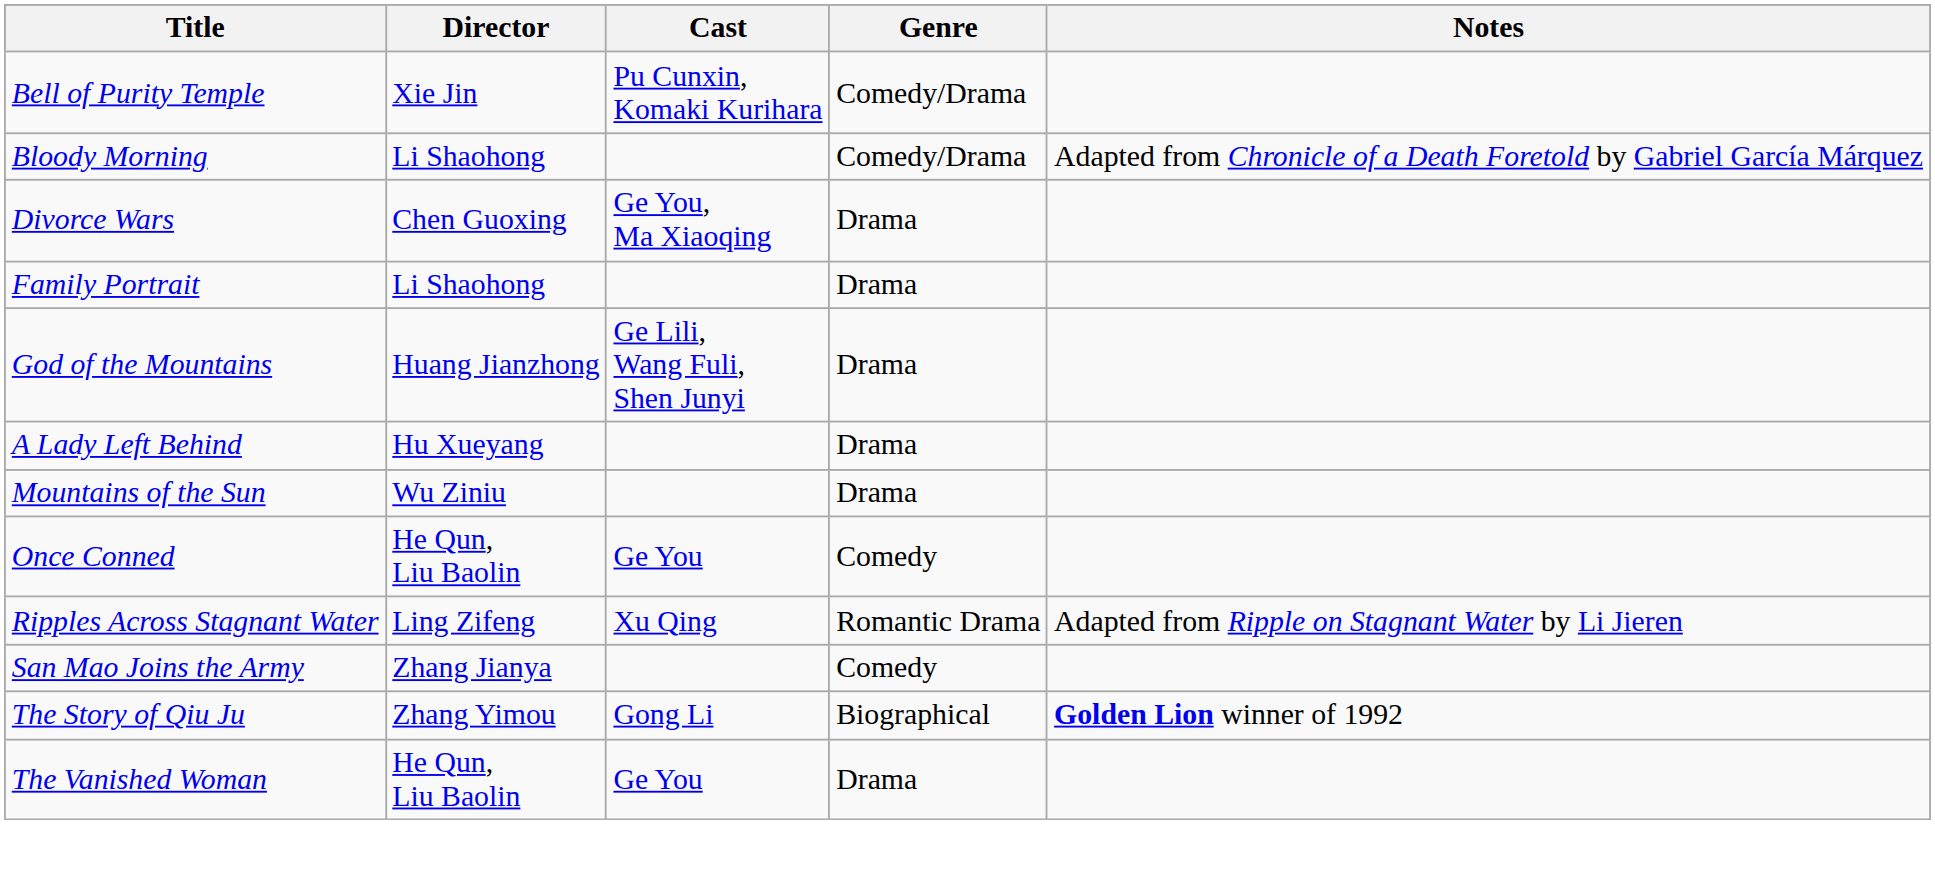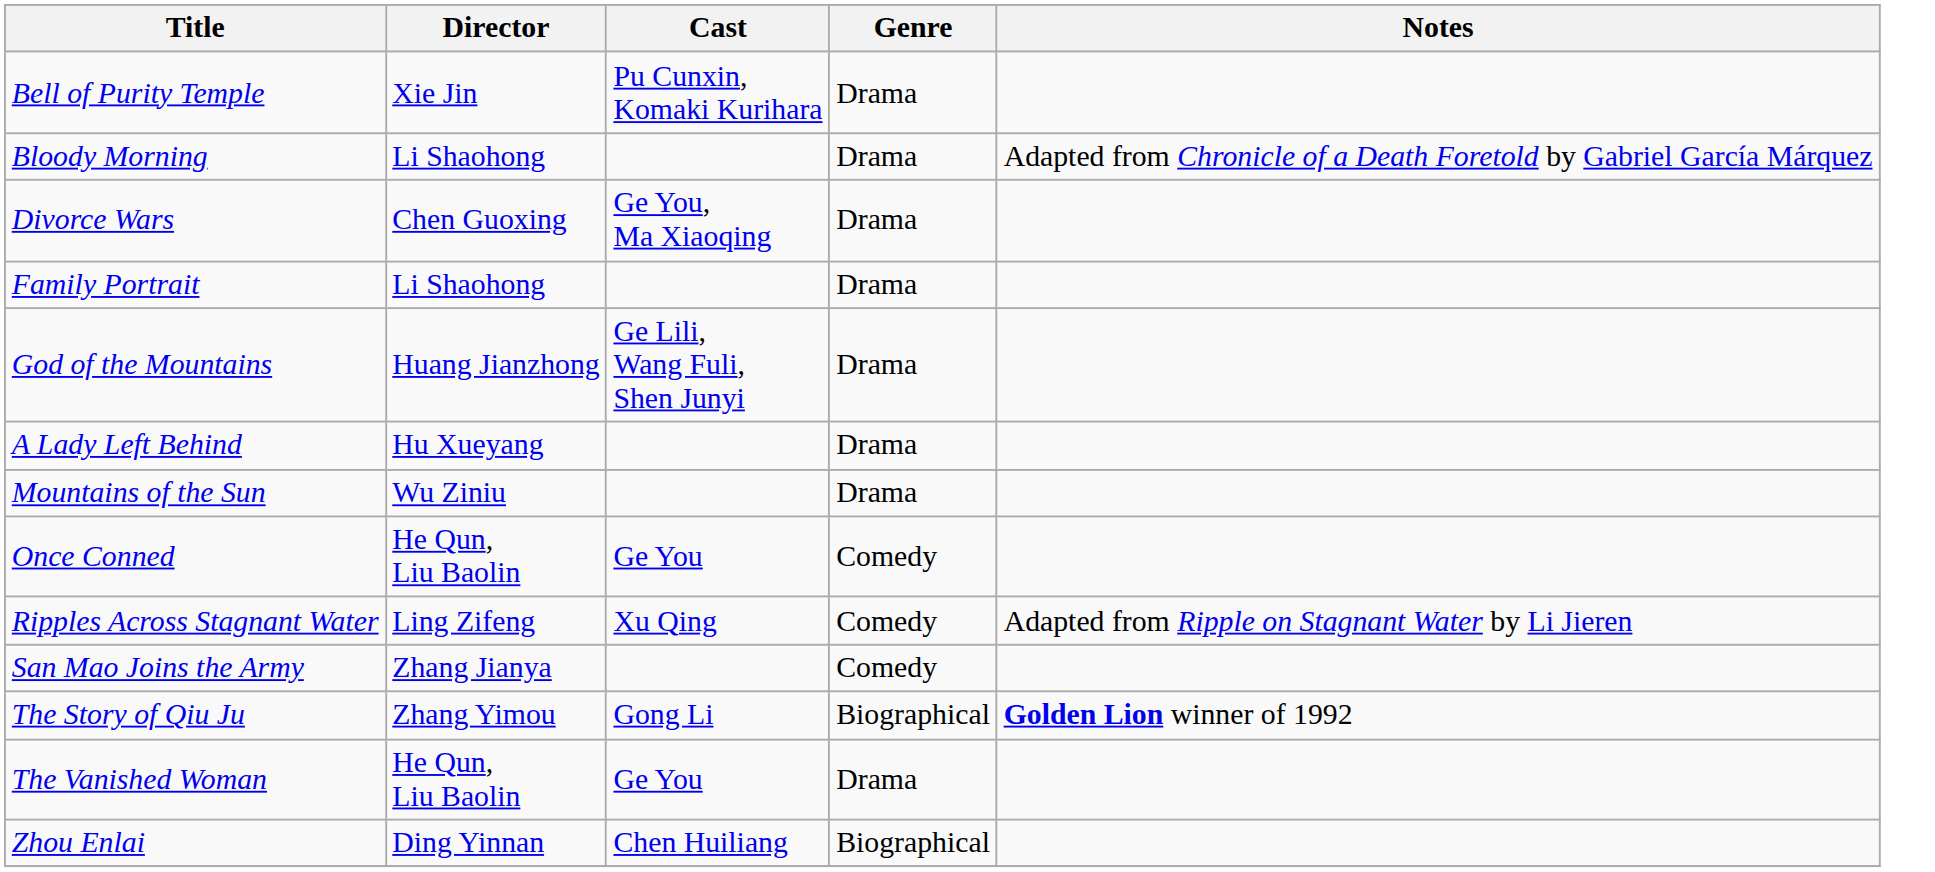(931, 92) Comedy/Drama -> (877, 92) Drama
(931, 155) Comedy/Drama -> (877, 155) Drama
(938, 620) Romantic Drama -> (887, 620) Comedy
+ row: (78, 842)
